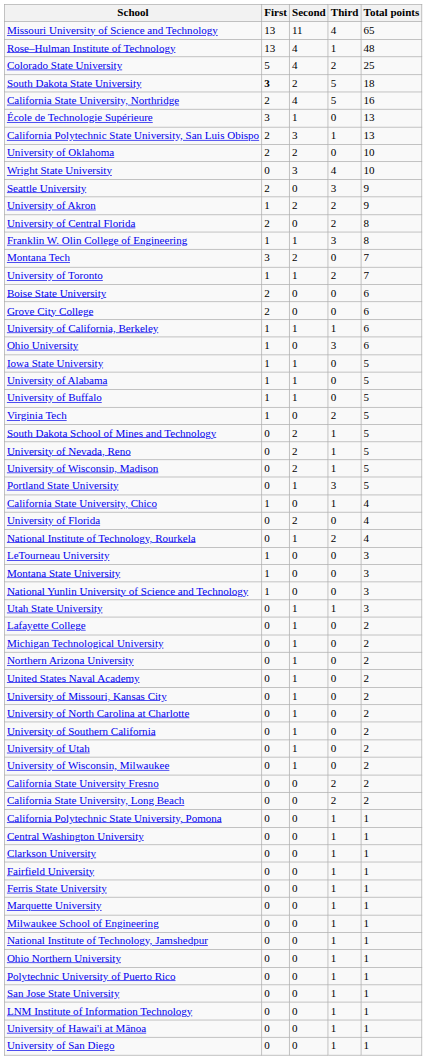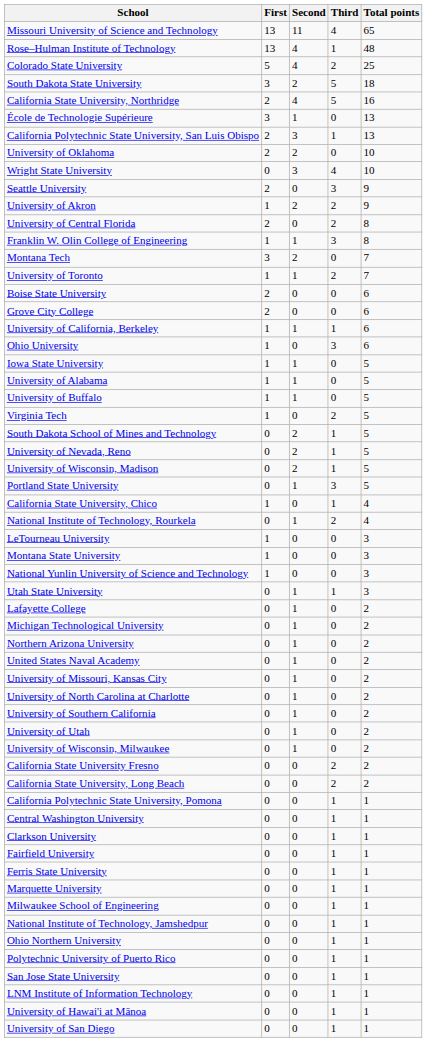(267, 83) bold -> (267, 83) normal
- row: (53, 521)
